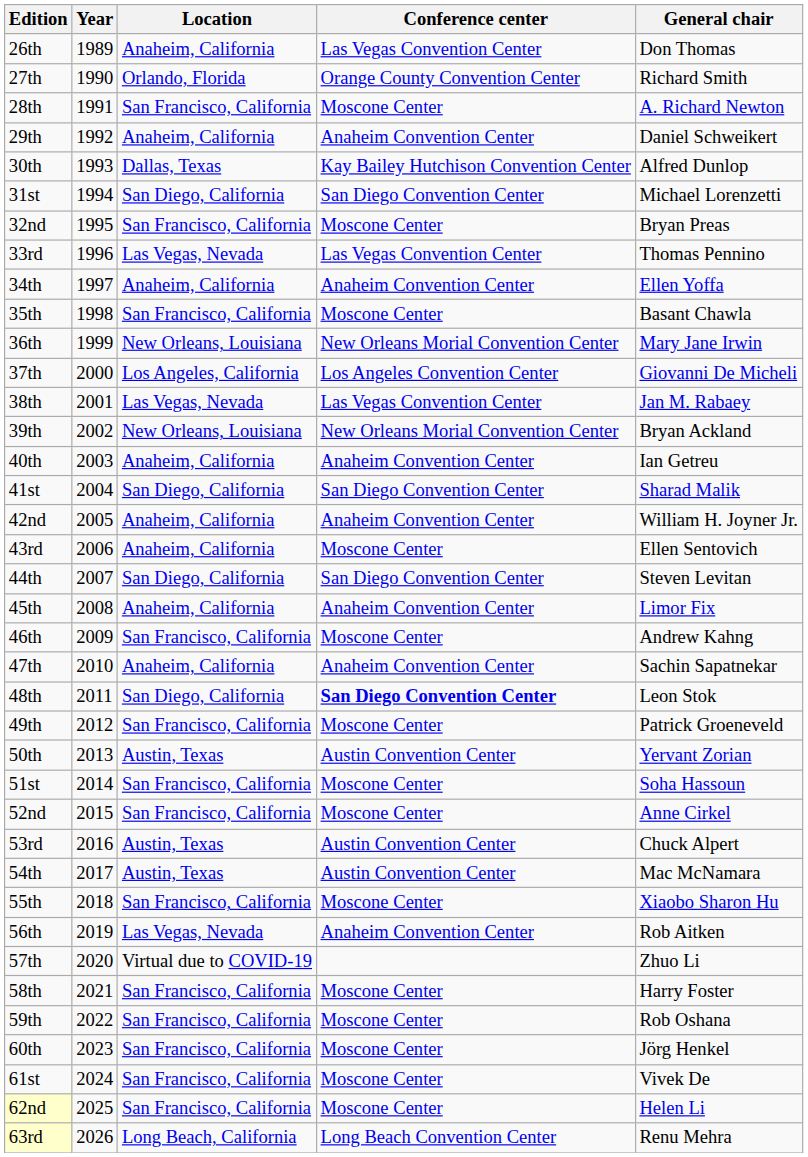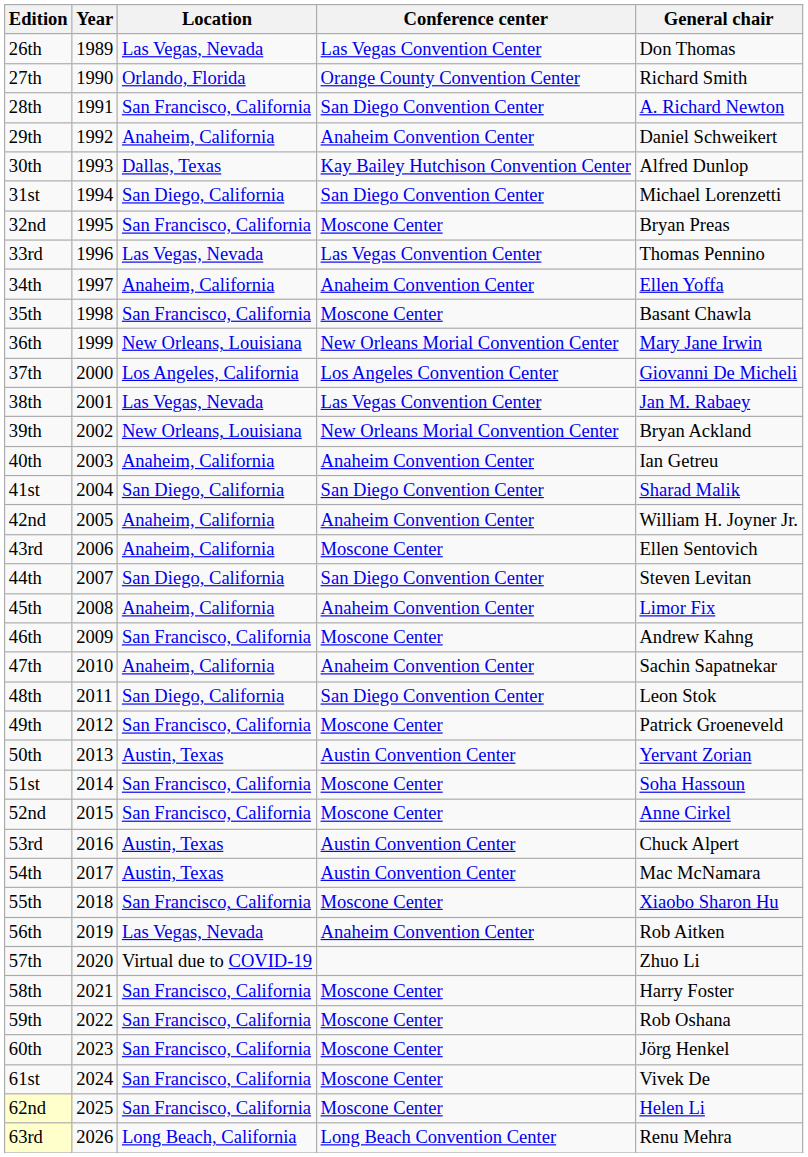(198, 48) Anaheim, California -> (193, 48) Las Vegas, Nevada
(382, 107) Moscone Center -> (432, 107) San Diego Convention Center
(438, 696) bold -> (432, 696) normal
